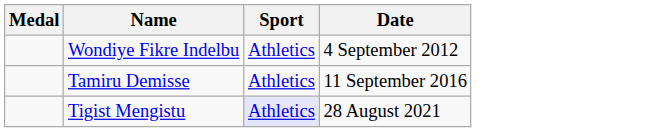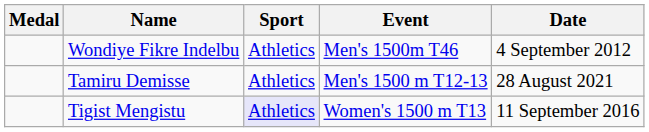+ column: (406, 19)
(395, 81) 11 September 2016 -> (555, 81) 28 August 2021
(382, 111) 28 August 2021 -> (568, 111) 11 September 2016
